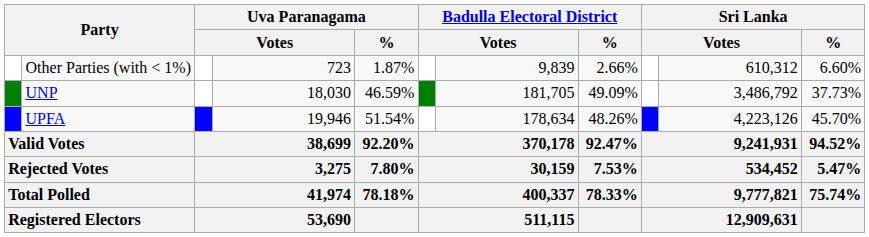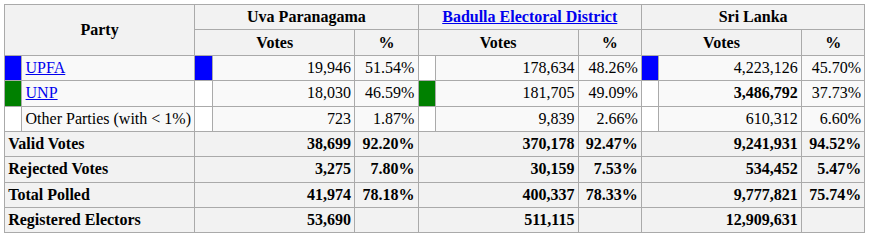rows swapped: (45, 118) <-> (108, 67)
(766, 93) normal -> (766, 93) bold
